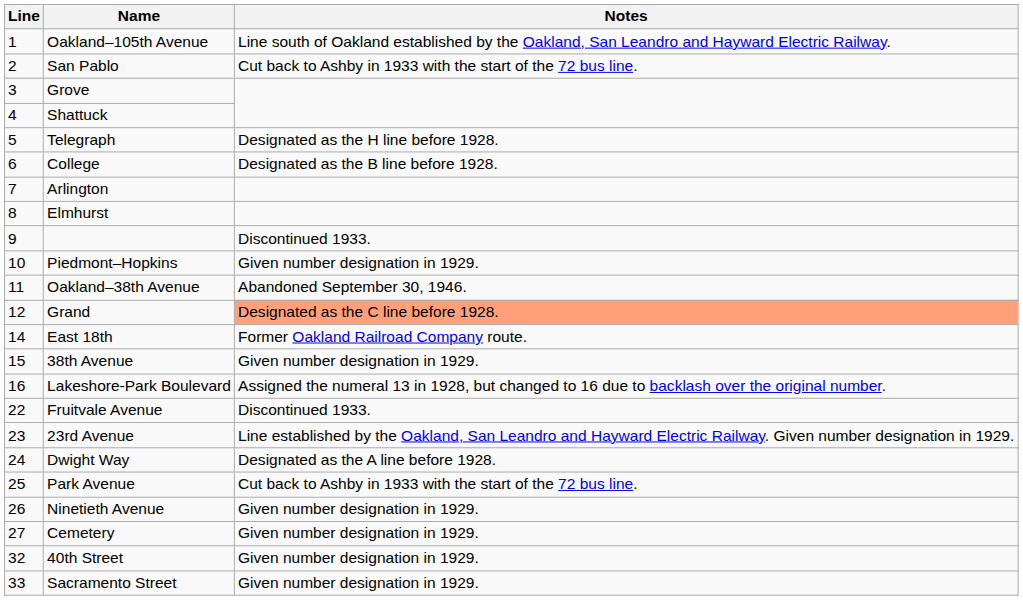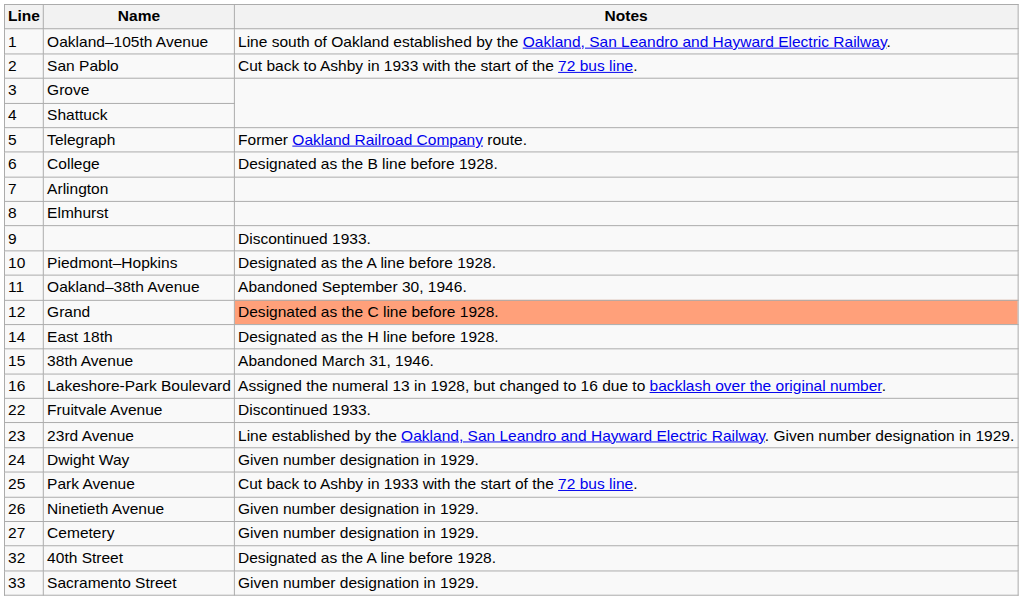(368, 139) Designated as the H line before 1928. -> (383, 139) Former Oakland Railroad Company route.
(358, 262) Given number designation in 1929. -> (367, 262) Designated as the A line before 1928.
(383, 336) Former Oakland Railroad Company route. -> (368, 336) Designated as the H line before 1928.
(358, 361) Given number designation in 1929. -> (336, 361) Abandoned March 31, 1946.
(367, 459) Designated as the A line before 1928. -> (358, 459) Given number designation in 1929.
(358, 558) Given number designation in 1929. -> (367, 558) Designated as the A line before 1928.
